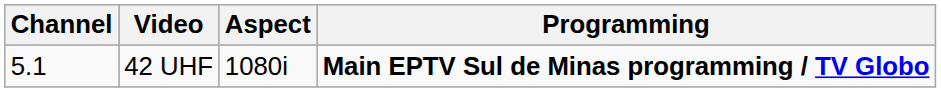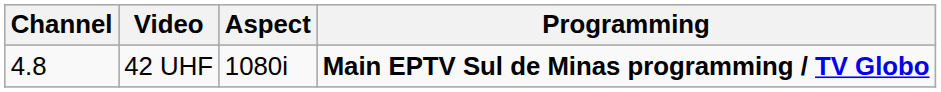(29, 65) 5.1 -> (29, 65) 4.8
